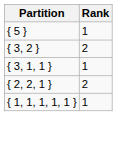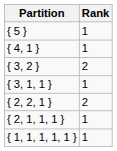+ row: (23, 48)
+ row: (36, 119)
